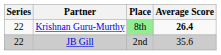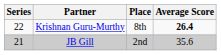(140, 27) lightgreen background -> (140, 27) no background
(19, 42) 22 -> (19, 42) 21
